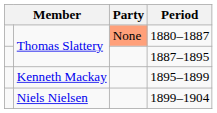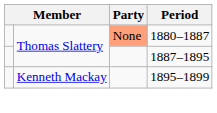- row: (180, 98)
